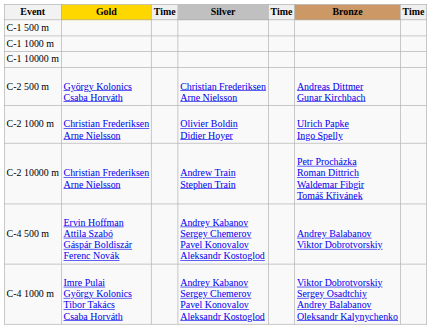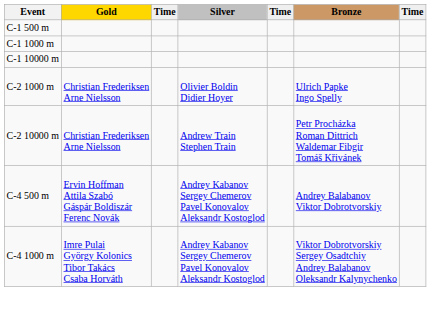- row: (28, 86)
